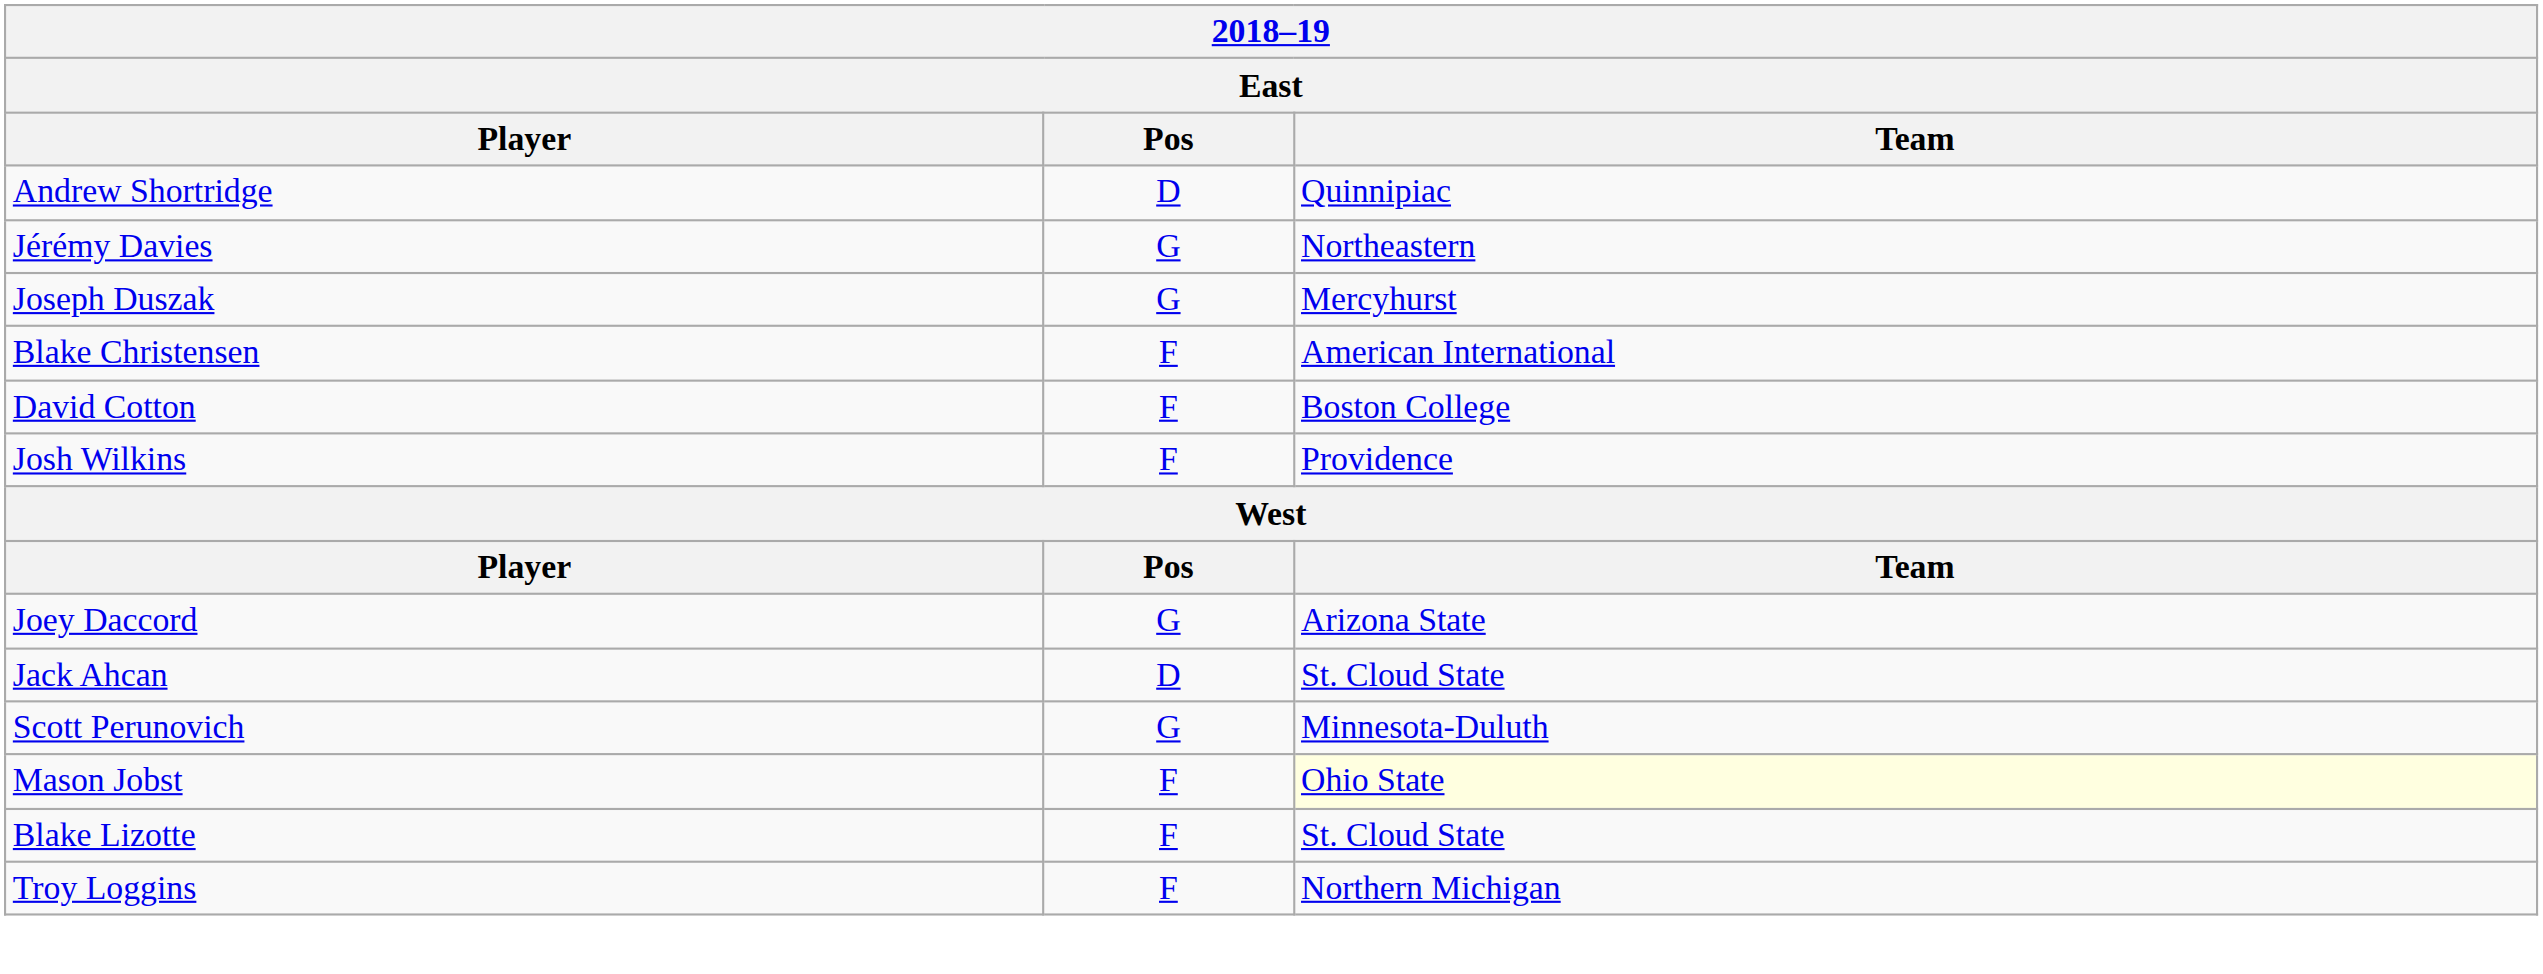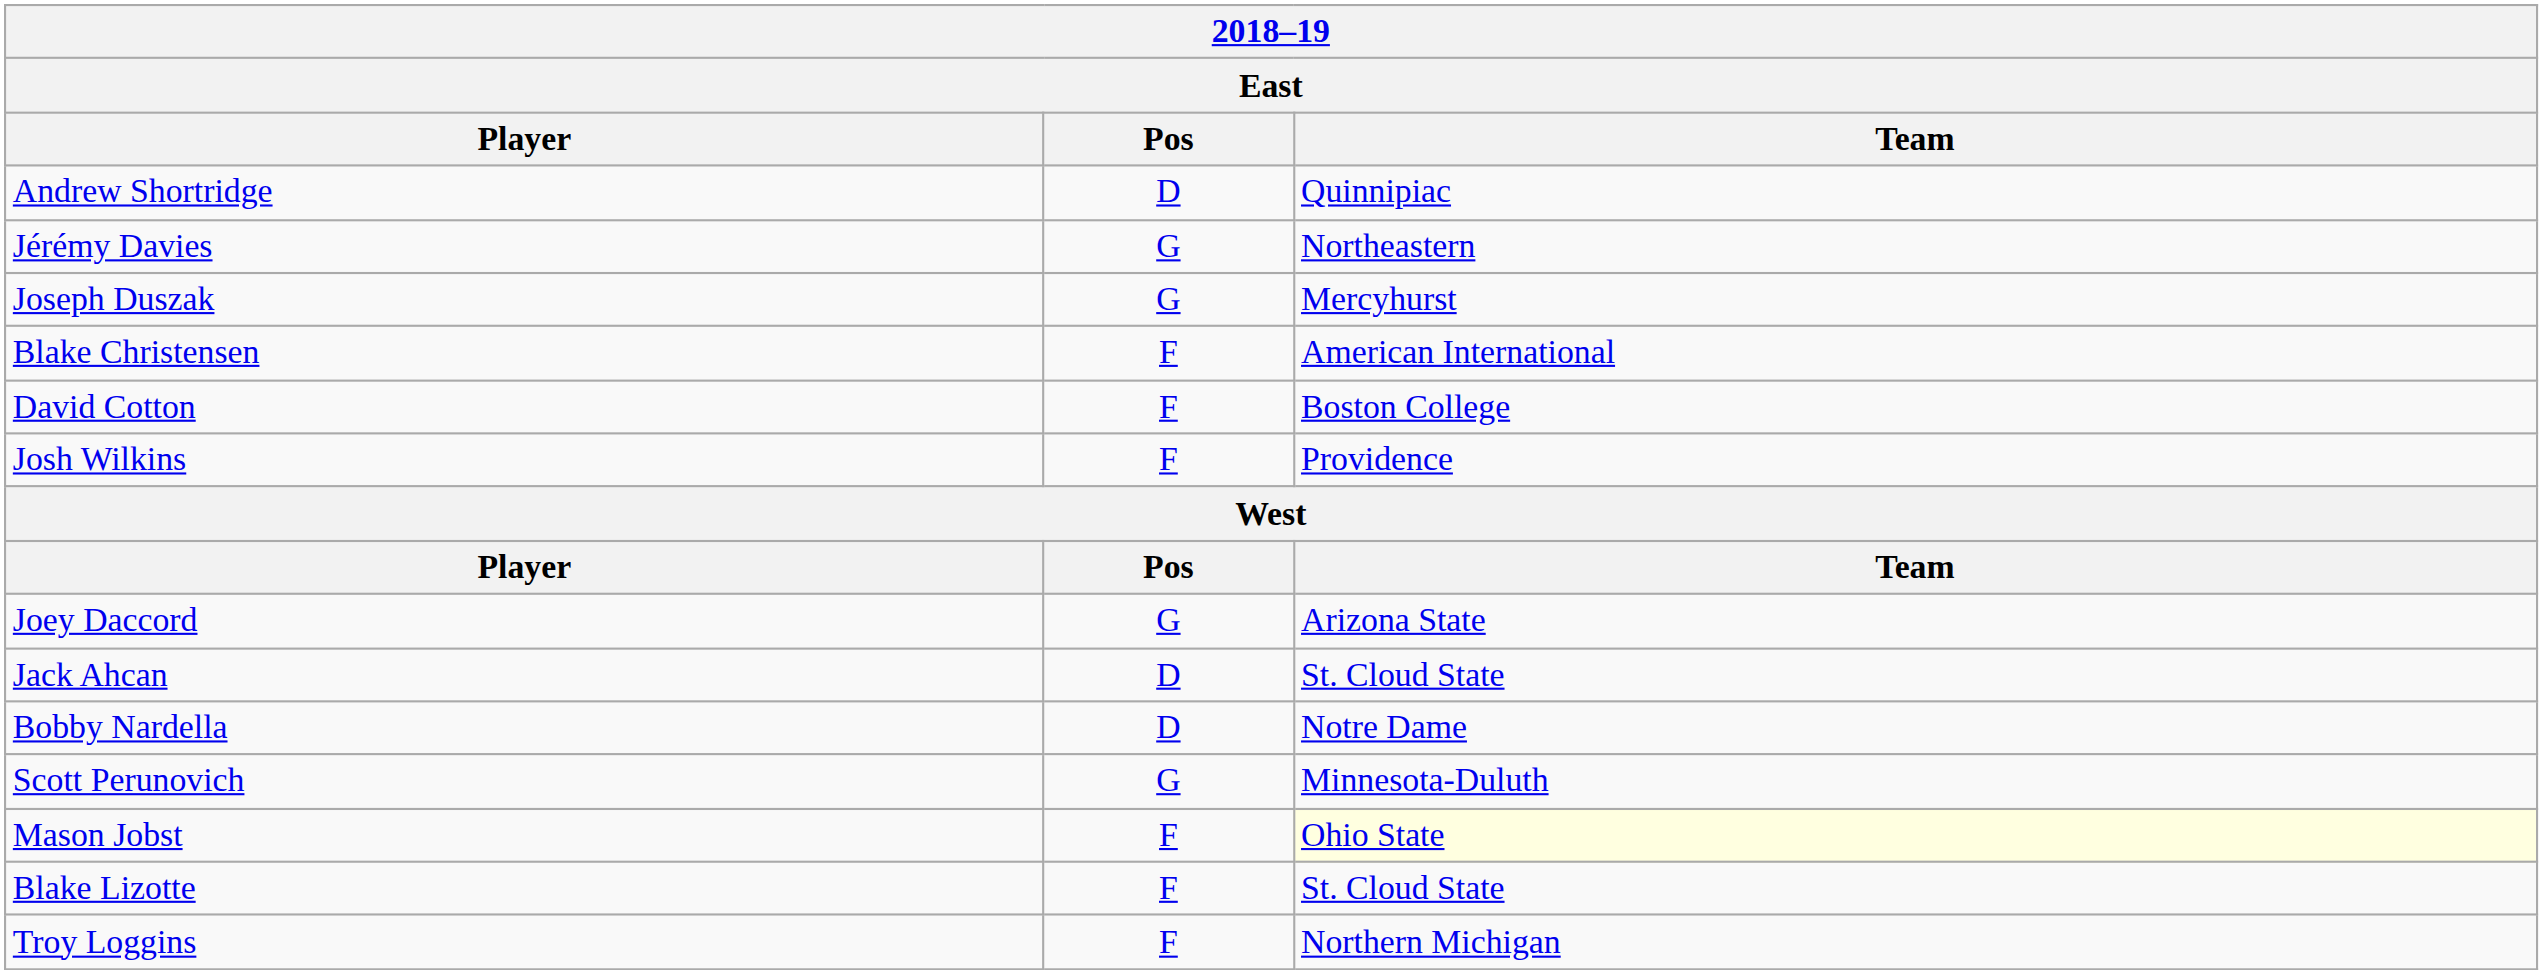+ row: (120, 727)
